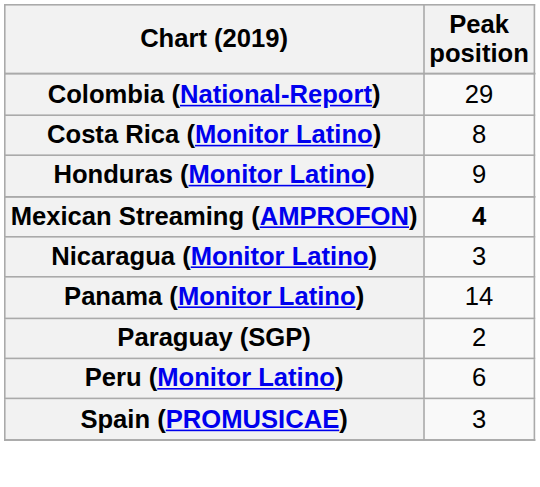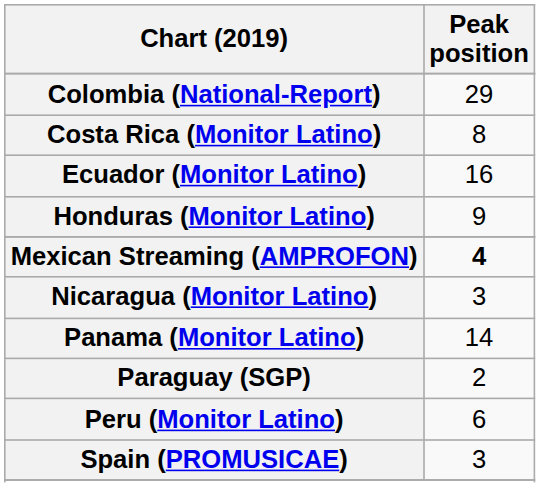+ row: (214, 175)
